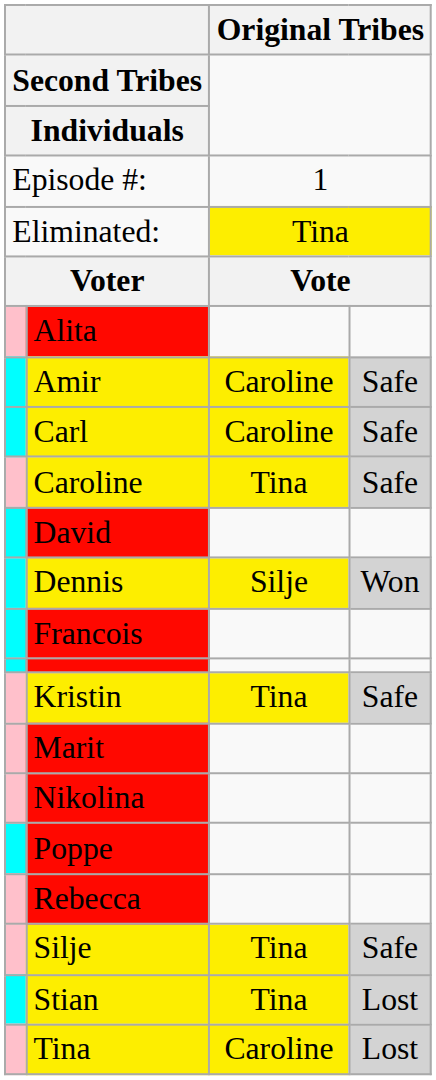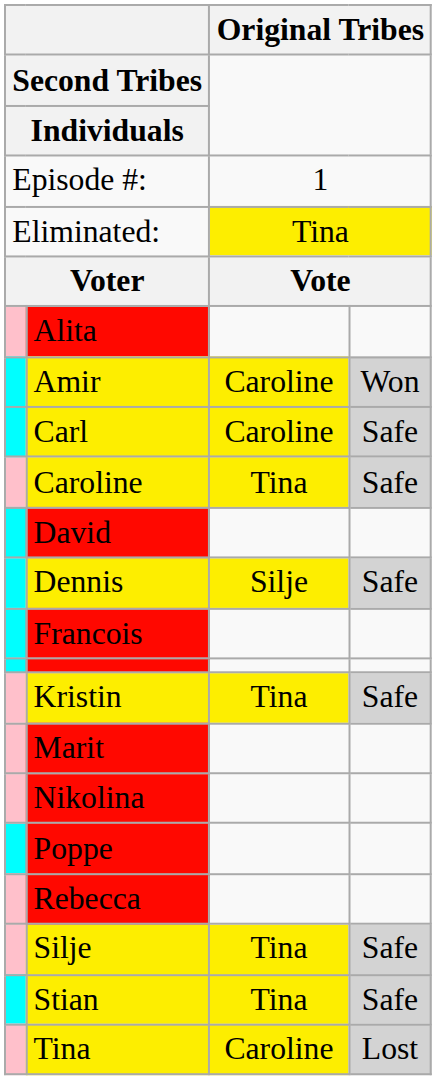(390, 381) Safe -> (390, 381) Won
(390, 582) Won -> (390, 582) Safe
(390, 998) Lost -> (390, 998) Safe
